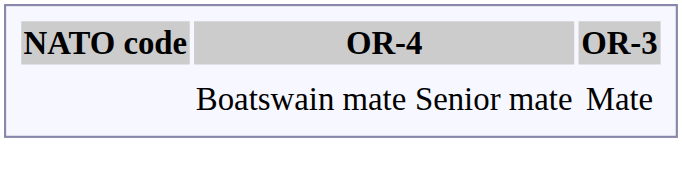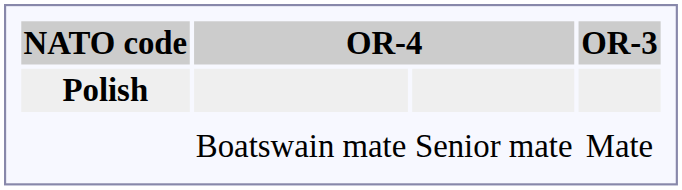+ row: (105, 89)
